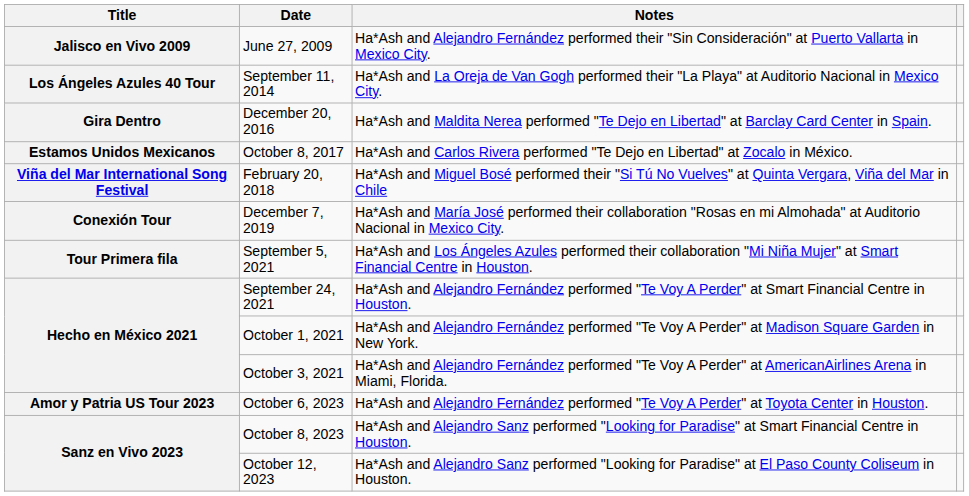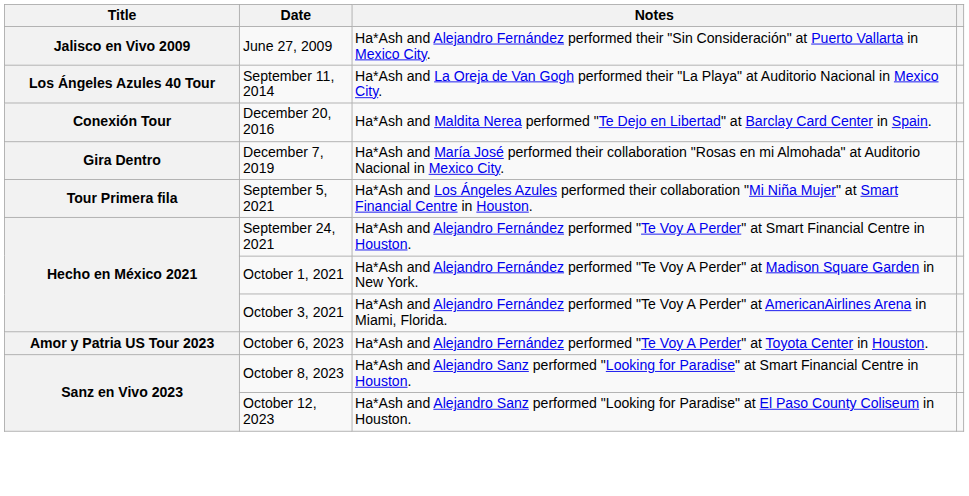(122, 122) Gira Dentro -> (122, 122) Conexión Tour
- row: (293, 152)
- row: (283, 182)
(122, 220) Conexión Tour -> (122, 160) Gira Dentro
